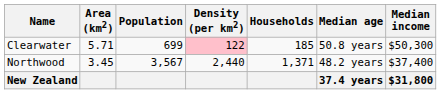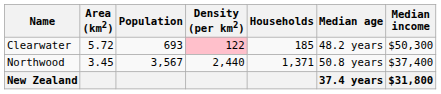(101, 45) 5.71 -> (101, 45) 5.72
(173, 45) 699 -> (173, 45) 693
(351, 45) 50.8 years -> (351, 45) 48.2 years
(351, 63) 48.2 years -> (351, 63) 50.8 years
